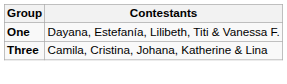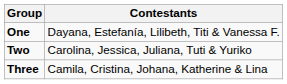+ row: (18, 50)
